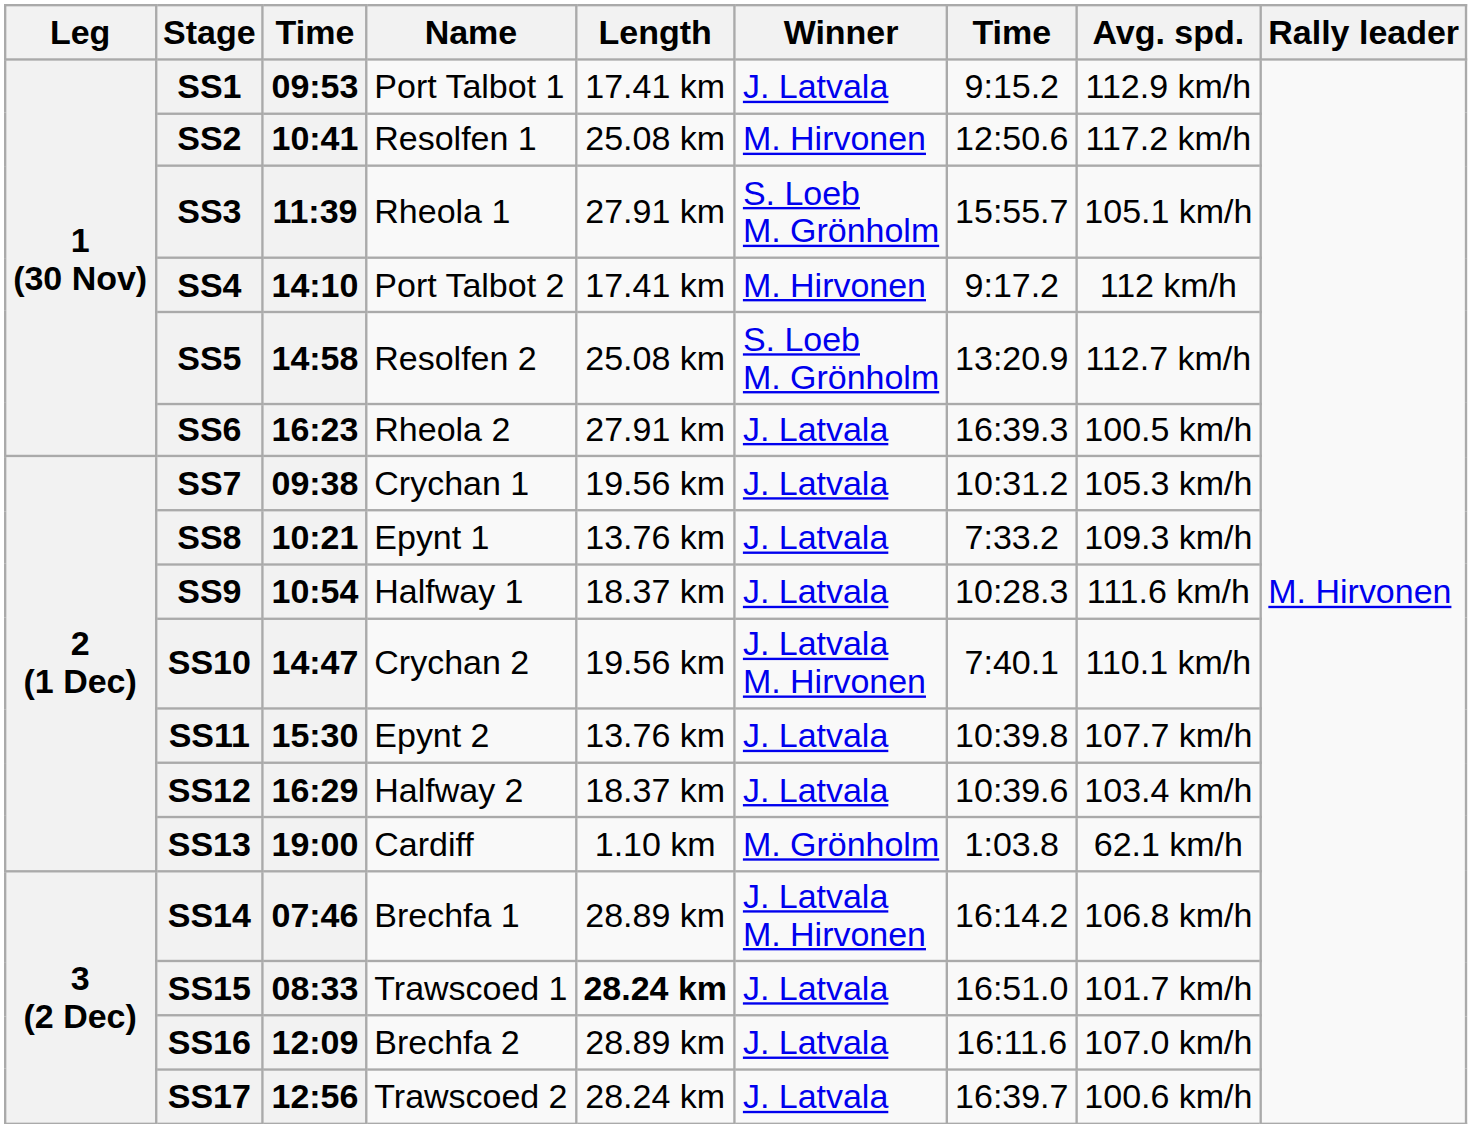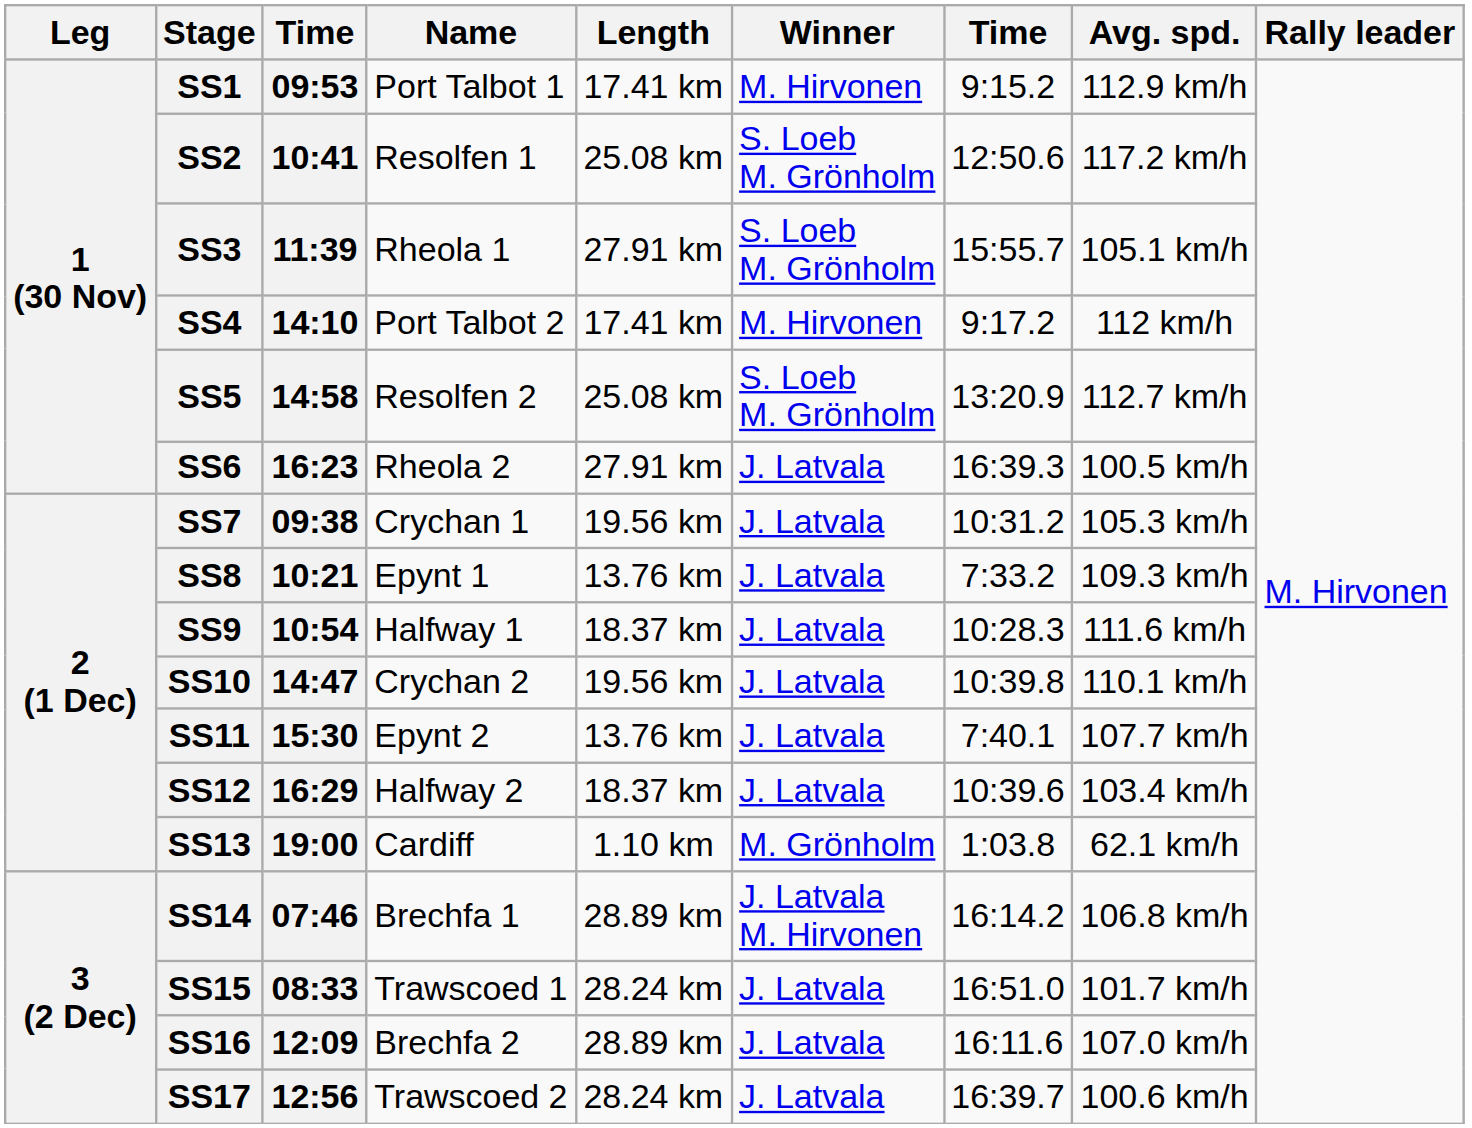(816, 86) J. Latvala -> (831, 86) M. Hirvonen
(834, 140) M. Hirvonen -> (837, 159) S. Loeb M. Grönholm
(834, 664) J. Latvala M. Hirvonen -> (812, 683) J. Latvala
(1012, 664) 7:40.1 -> (1008, 683) 10:39.8
(1012, 736) 10:39.8 -> (1008, 736) 7:40.1
(655, 989) bold -> (653, 989) normal
